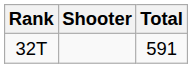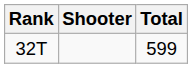(162, 48) 591 -> (162, 48) 599
